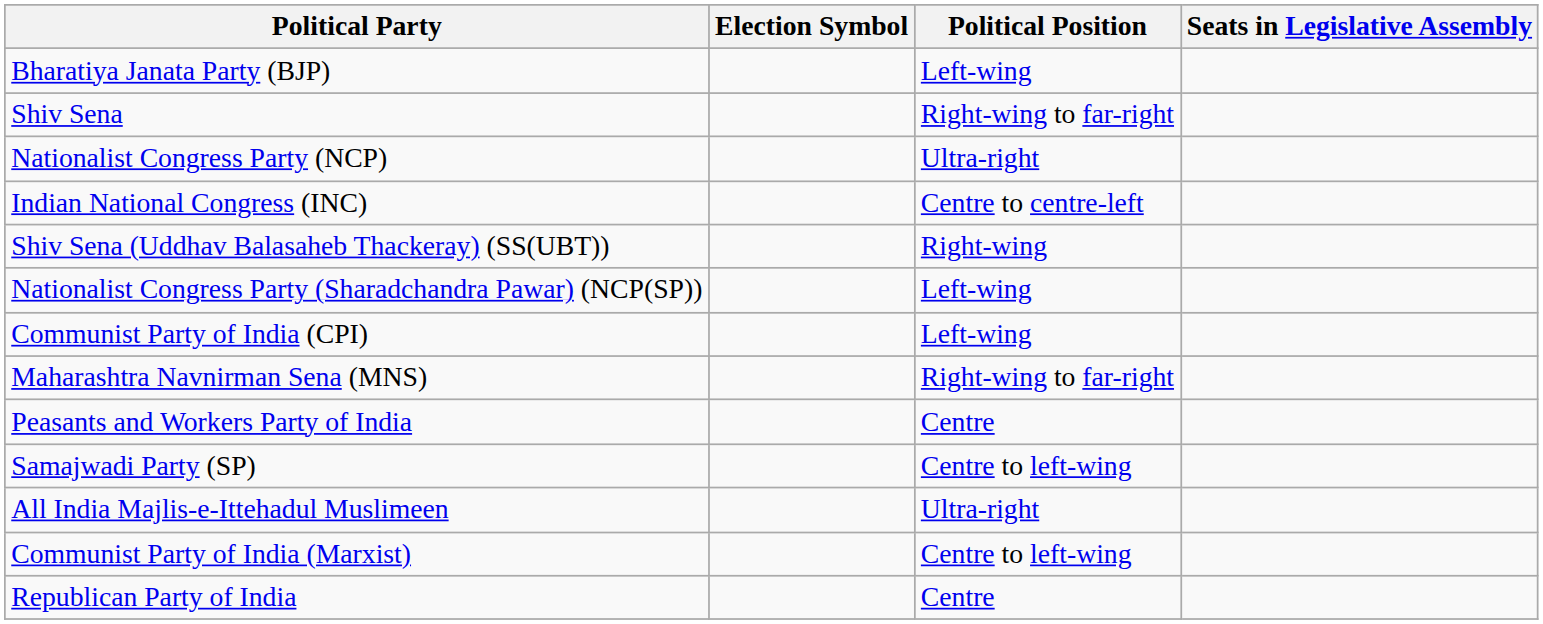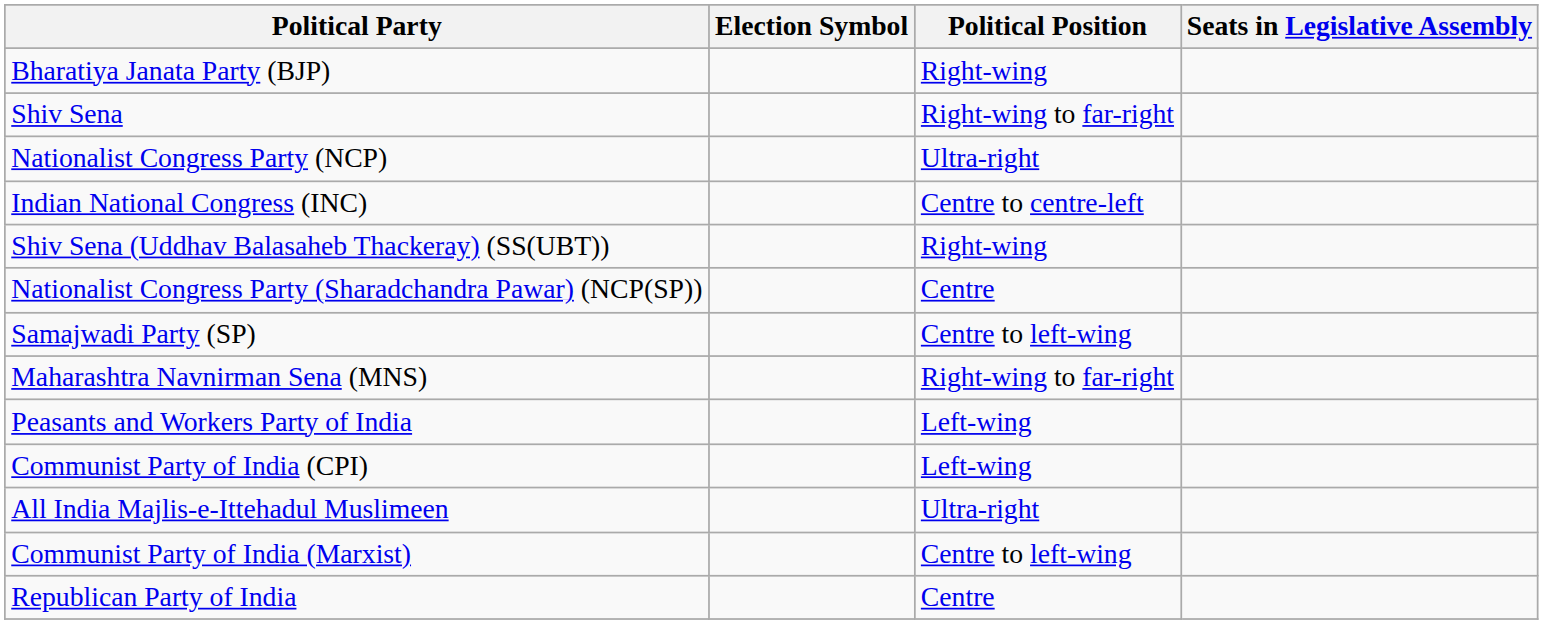(976, 70) Left-wing -> (984, 70) Right-wing
(976, 289) Left-wing -> (958, 289) Centre
rows swapped: (133, 465) <-> (190, 333)
(958, 421) Centre -> (976, 421) Left-wing
